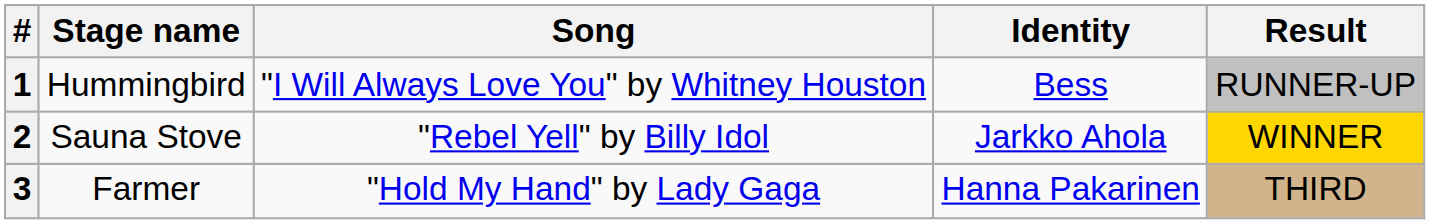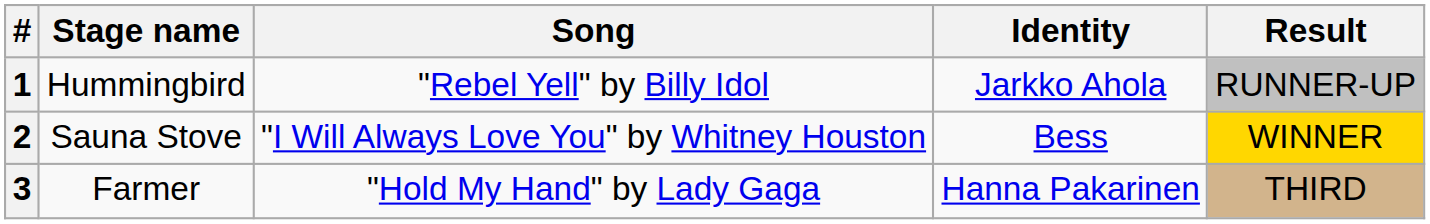(594, 84) "I Will Always Love You" by Whitney Houston -> (594, 84) "Rebel Yell" by Billy Idol
(1071, 84) Bess -> (1071, 84) Jarkko Ahola
(594, 137) "Rebel Yell" by Billy Idol -> (594, 137) "I Will Always Love You" by Whitney Houston
(1071, 137) Jarkko Ahola -> (1071, 137) Bess
